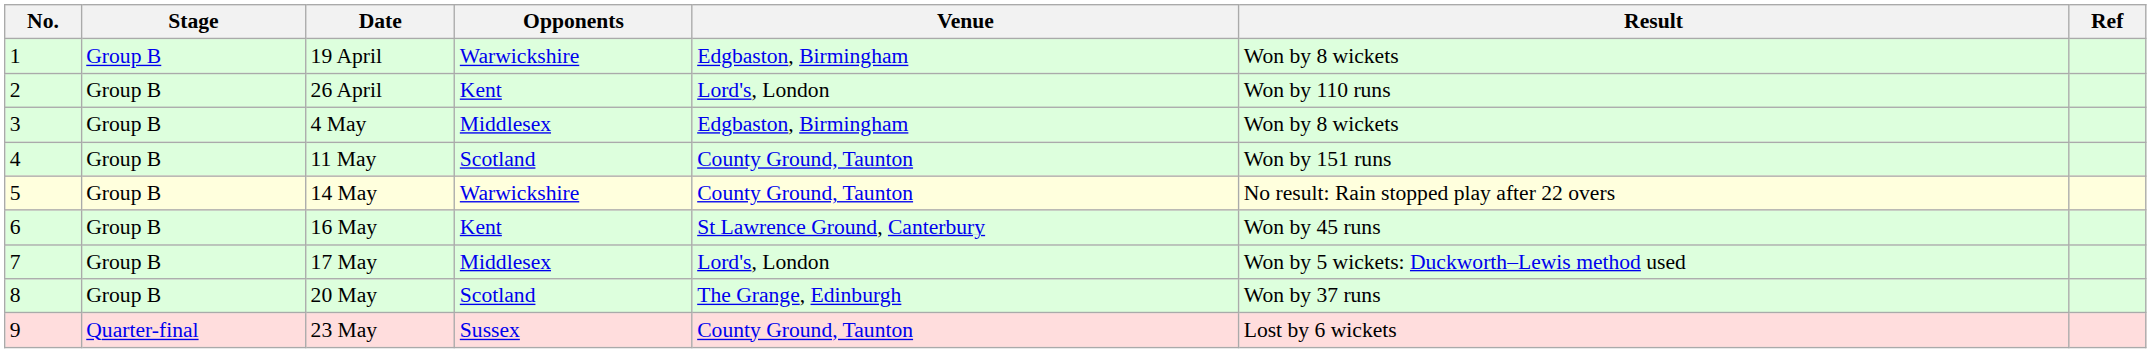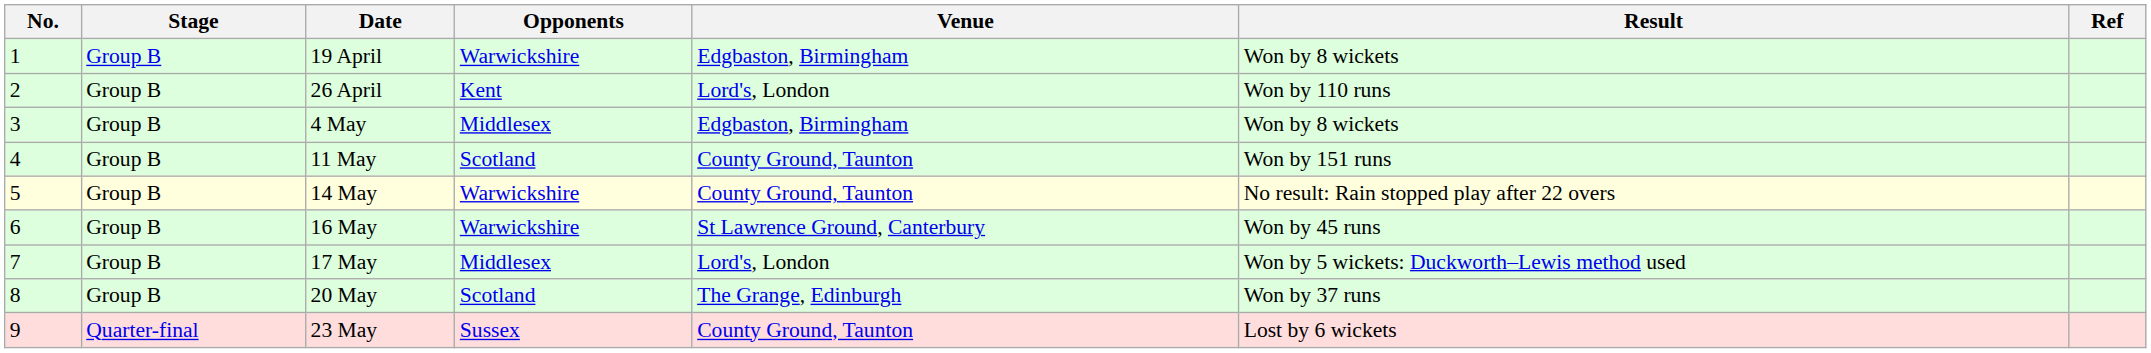(481, 227) Kent -> (520, 227) Warwickshire
